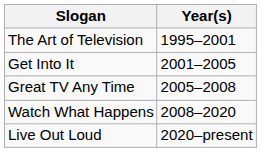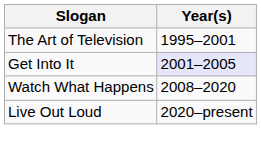(198, 64) no background -> (198, 64) lavender background
- row: (71, 87)
